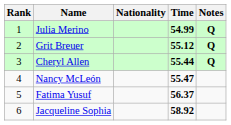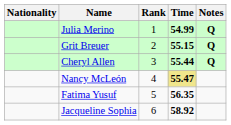columns swapped: (19, 12) <-> (141, 12)
(182, 45) 55.12 -> (182, 45) 55.15
(182, 78) no background -> (182, 78) khaki background
(182, 95) 56.37 -> (182, 95) 56.35
